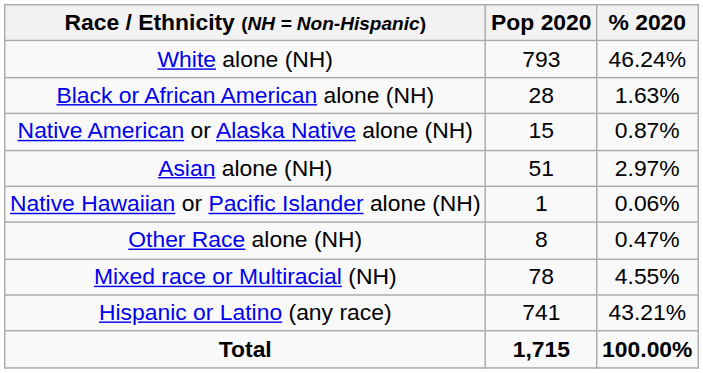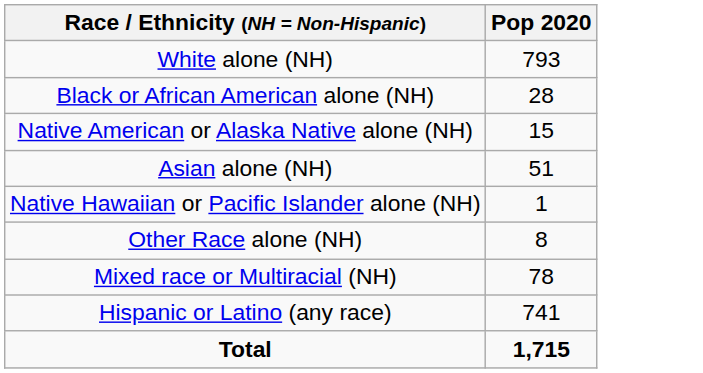- column: (647, 22)
